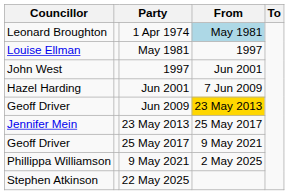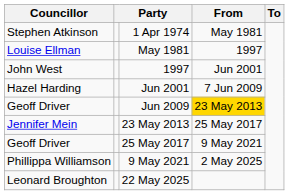(57, 32) Leonard Broughton -> (53, 32) Stephen Atkinson
(236, 32) lightblue background -> (236, 32) no background
(53, 180) Stephen Atkinson -> (57, 180) Leonard Broughton
